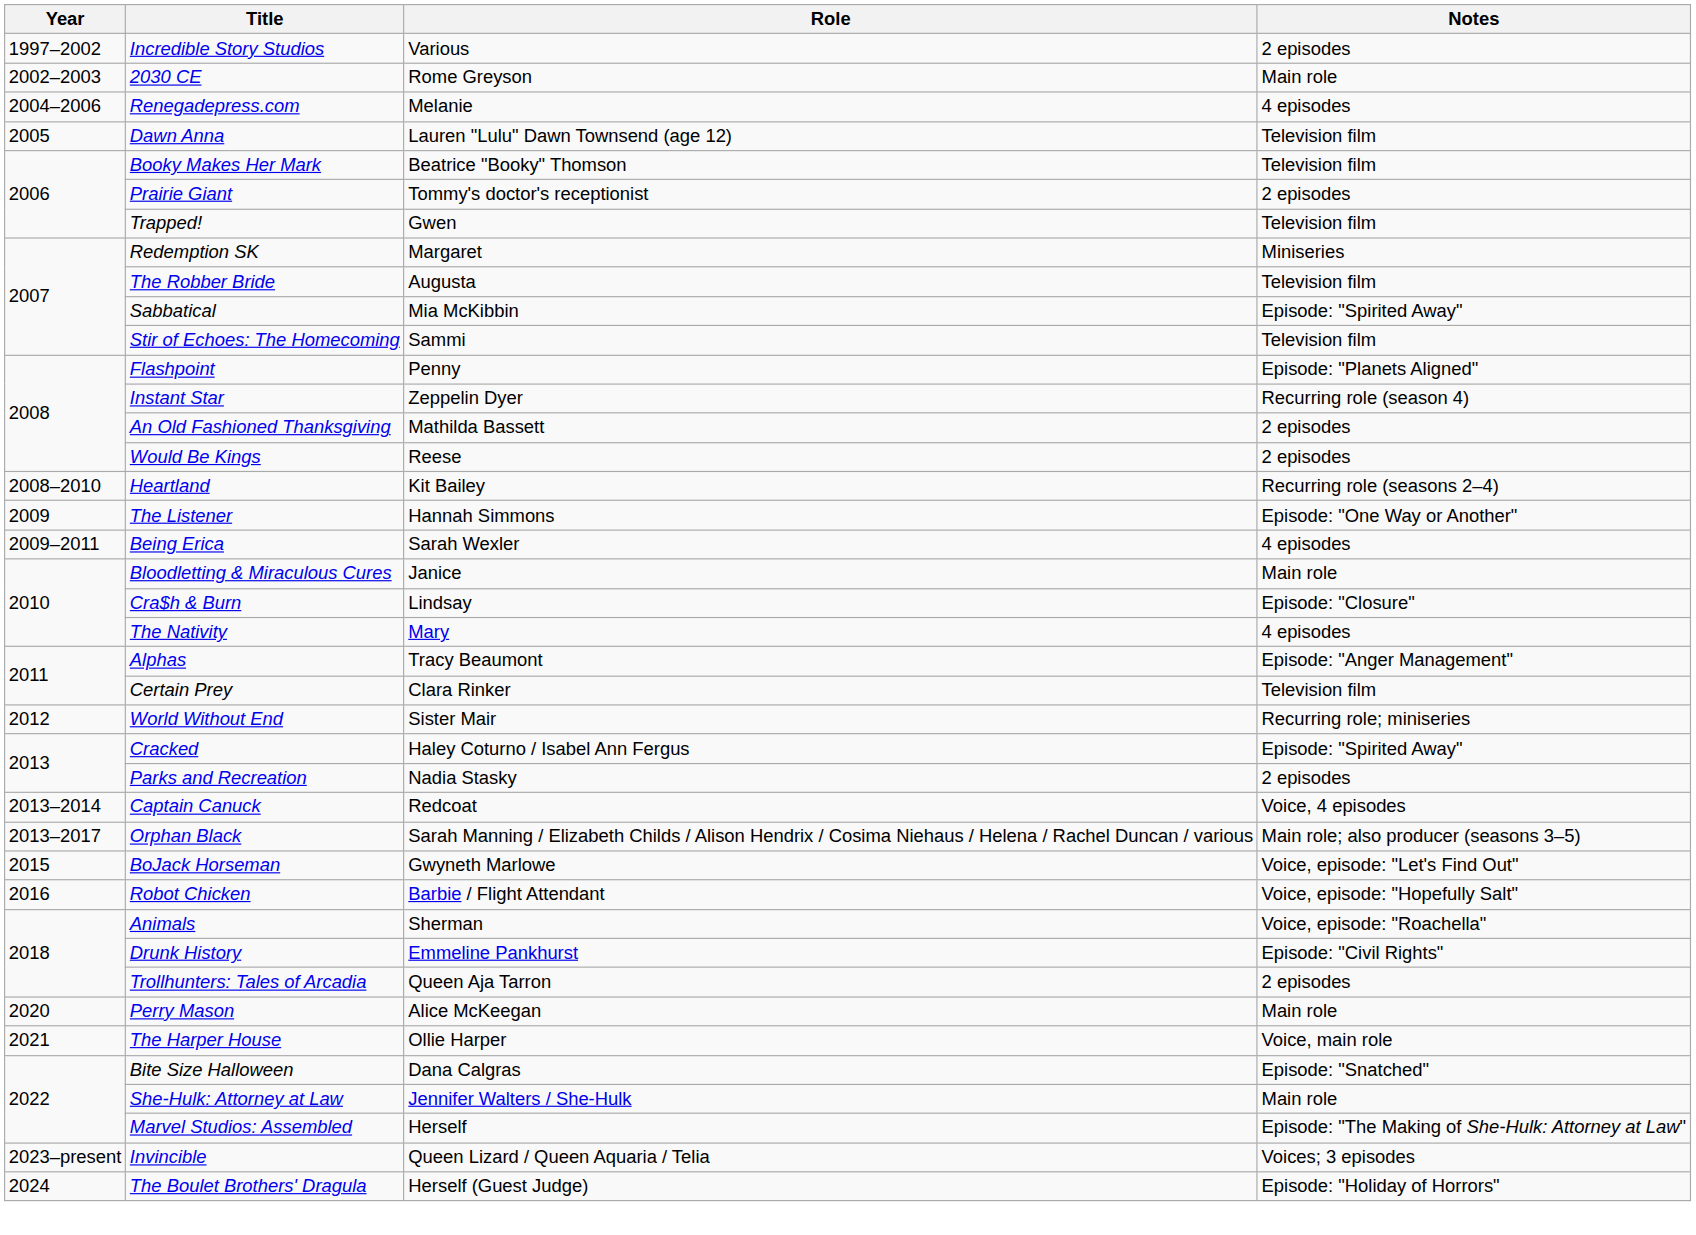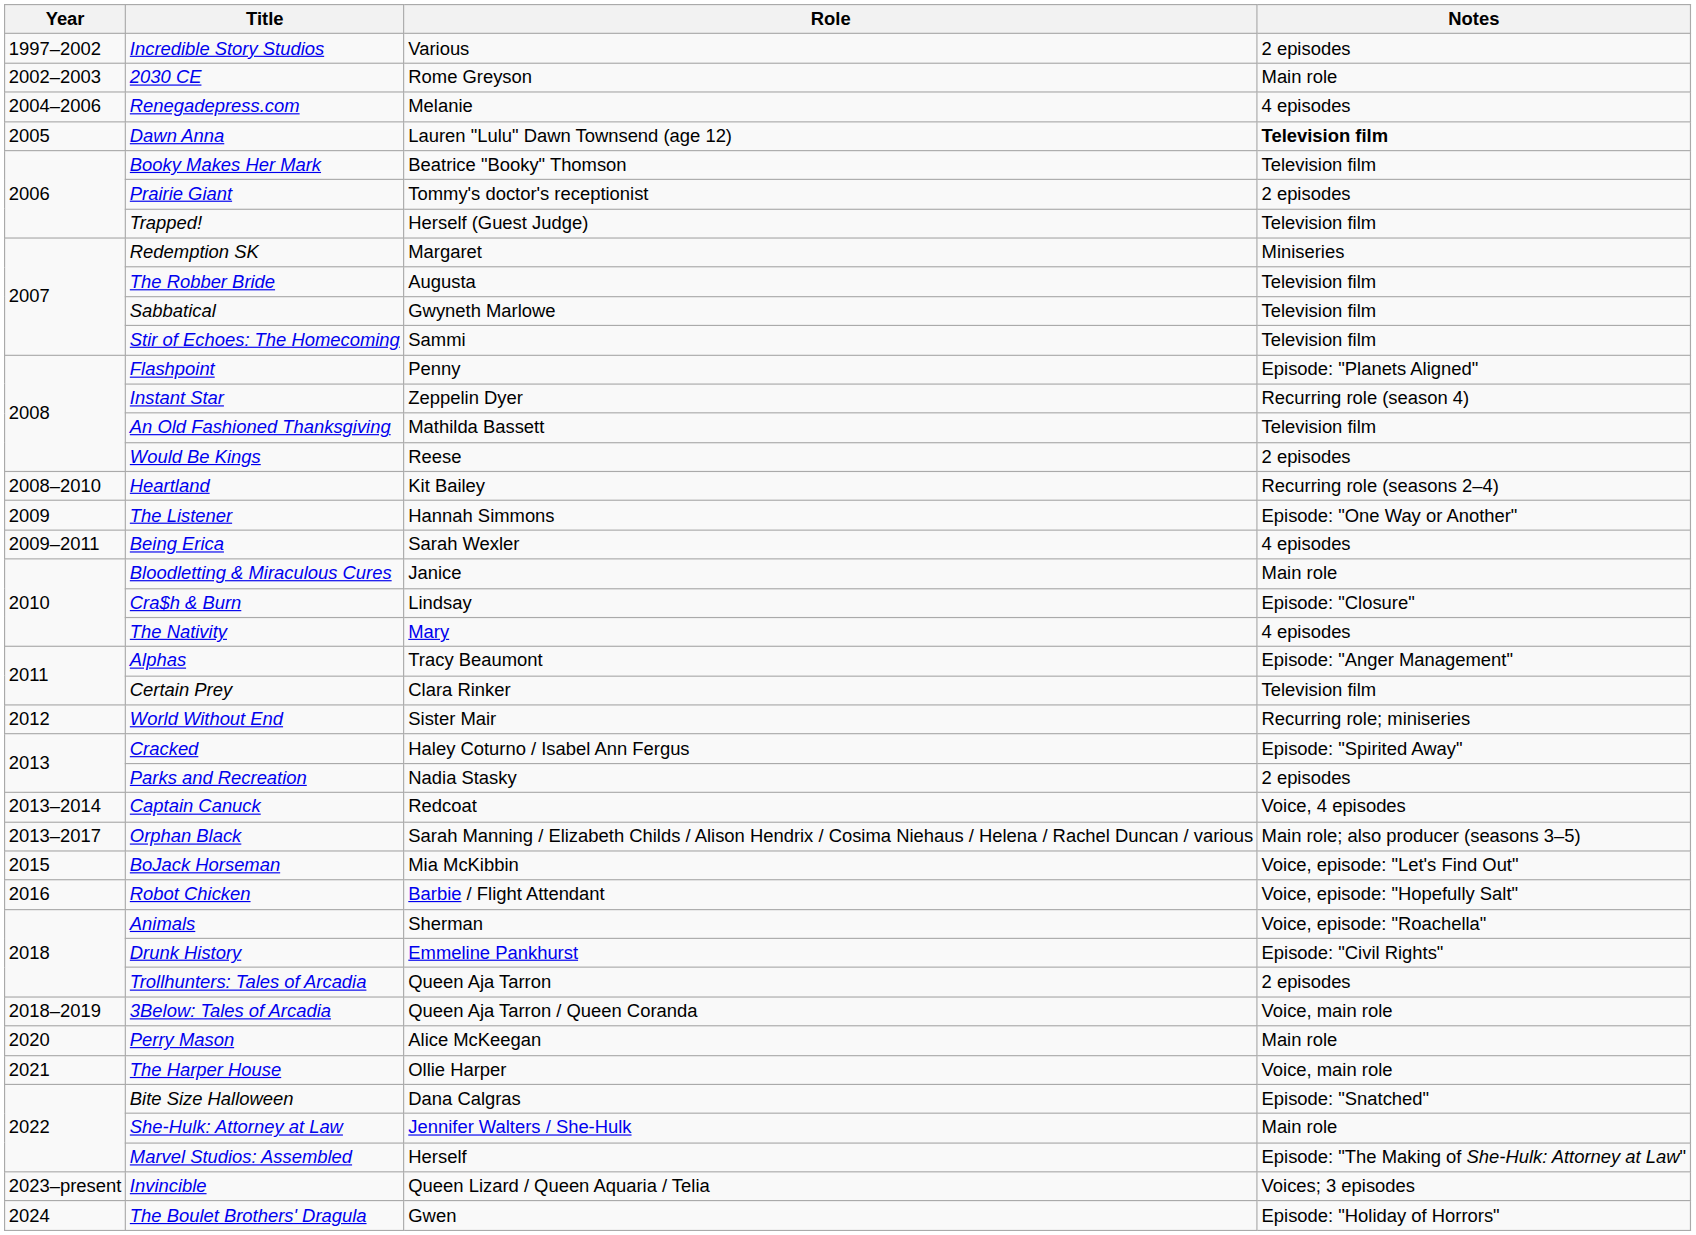(1319, 135) normal -> (1325, 135) bold
(432, 223) Gwen -> (498, 223) Herself (Guest Judge)
(464, 310) Mia McKibbin -> (482, 310) Gwyneth Marlowe
(1362, 310) Episode: "Spirited Away" -> (1319, 310) Television film
(1306, 427) 2 episodes -> (1319, 427) Television film
(482, 865) Gwyneth Marlowe -> (464, 865) Mia McKibbin
+ row: (230, 1011)
(498, 1186) Herself (Guest Judge) -> (432, 1215) Gwen
